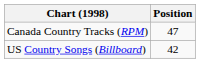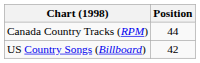(173, 31) 47 -> (173, 31) 44
